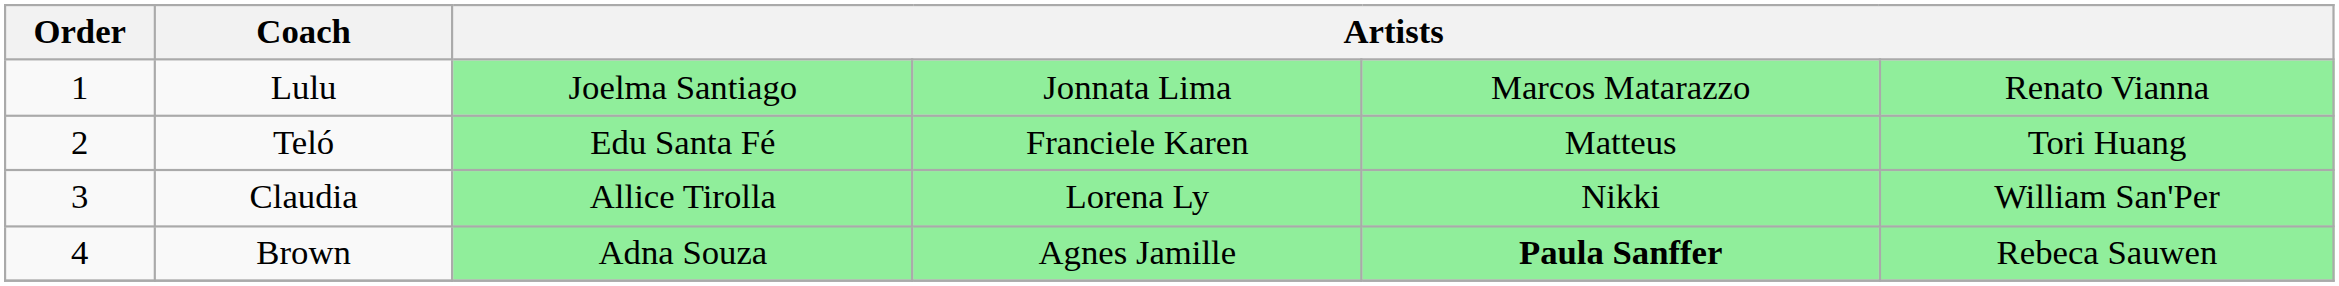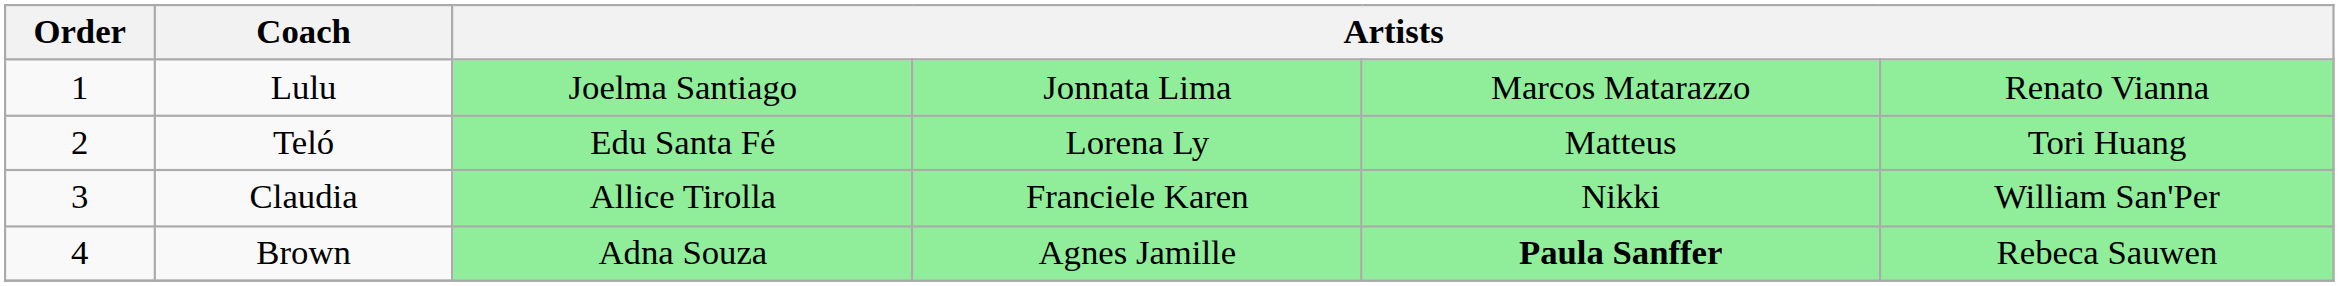(1137, 142) Franciele Karen -> (1137, 142) Lorena Ly
(1137, 197) Lorena Ly -> (1137, 197) Franciele Karen
